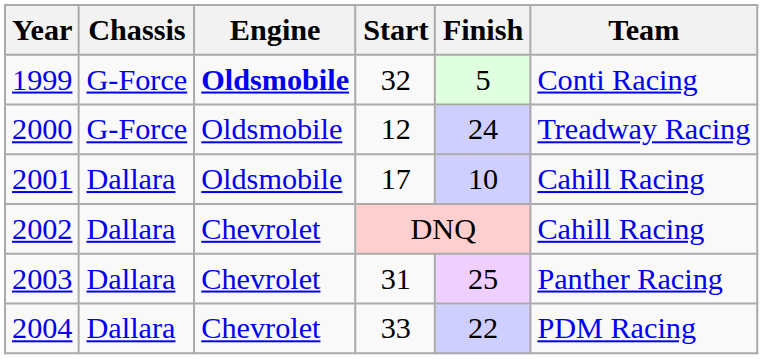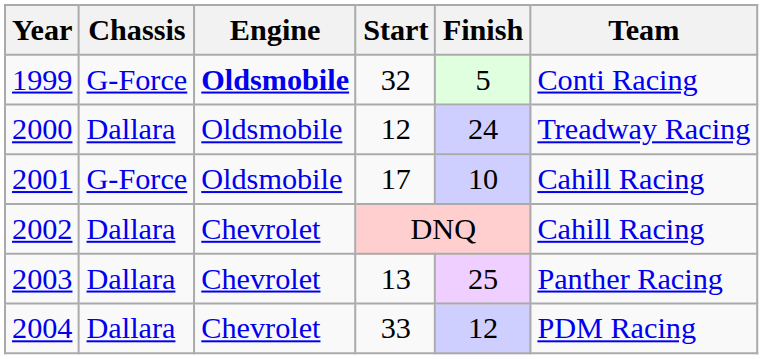(137, 129) G-Force -> (131, 129) Dallara
(131, 179) Dallara -> (137, 179) G-Force
(396, 278) 31 -> (396, 278) 13
(483, 328) 22 -> (483, 328) 12
